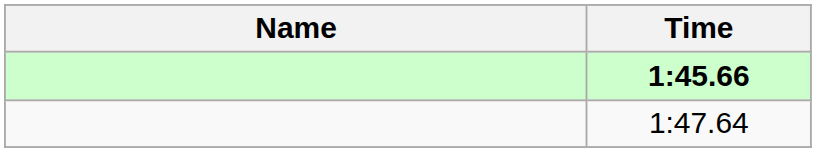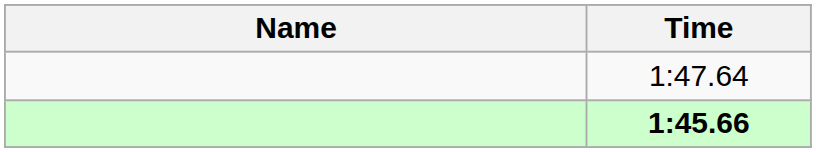rows swapped: (699, 75) <-> (699, 123)
